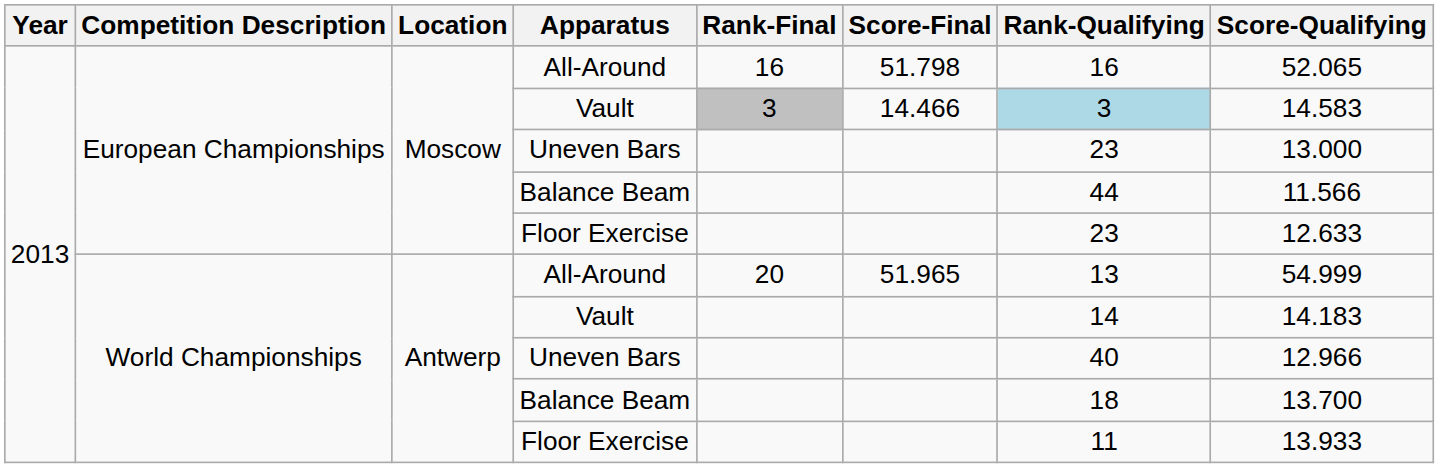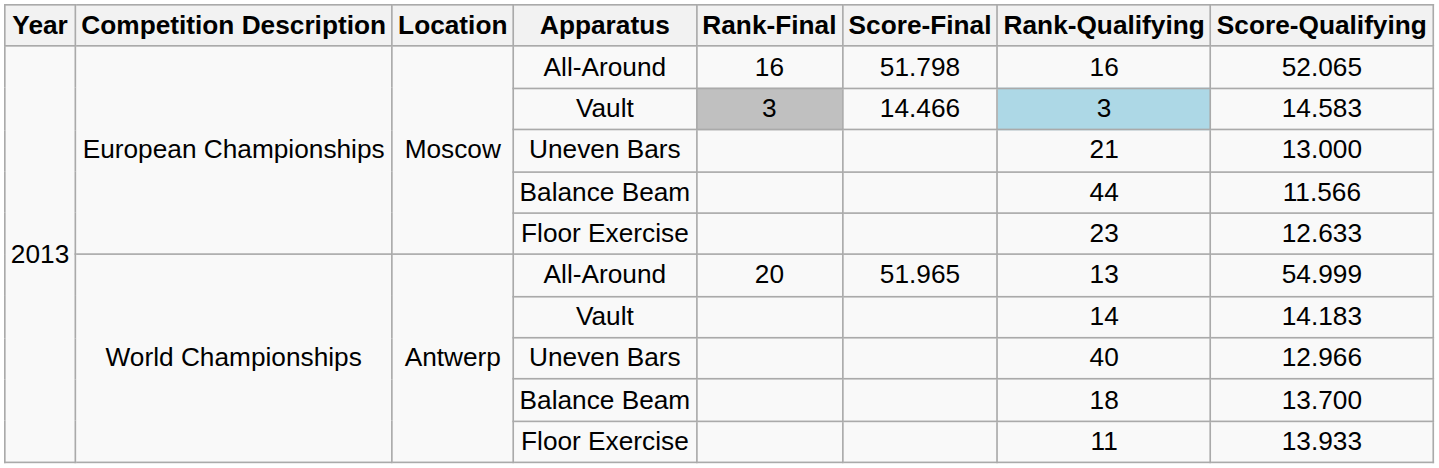(1104, 150) 23 -> (1104, 150) 21
